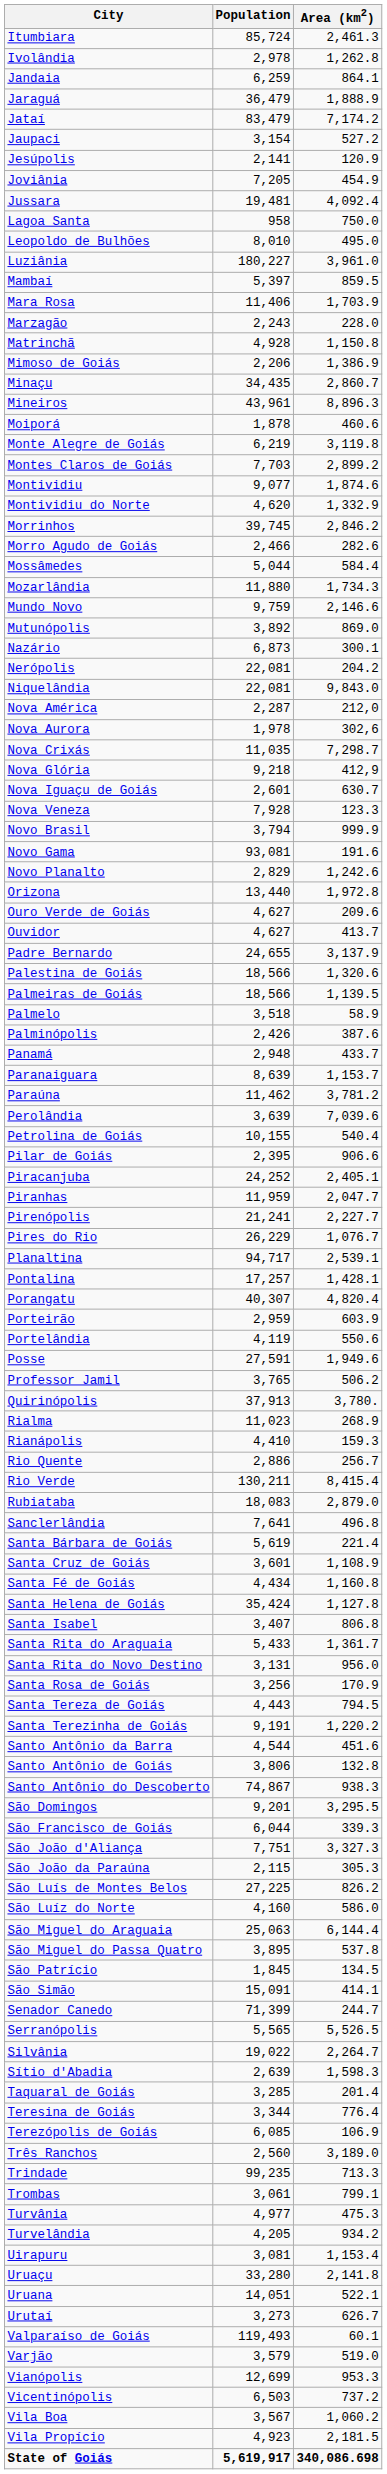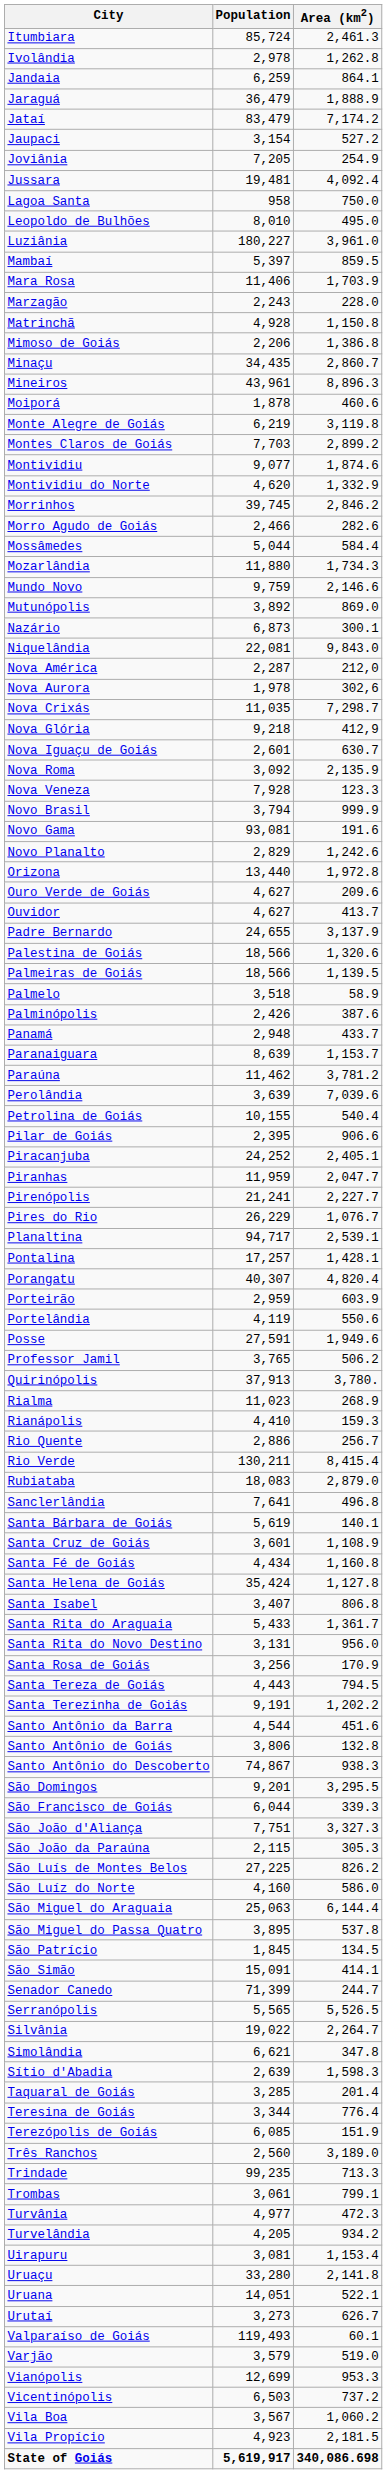- row: (41, 160)
(360, 181) 454.9 -> (360, 160) 254.9
(353, 364) 1,386.9 -> (353, 343) 1,386.8
- row: (41, 669)
+ row: (41, 770)
(360, 1543) 221.4 -> (360, 1523) 140.1
(353, 1726) 1,220.2 -> (353, 1706) 1,202.2
+ row: (45, 2052)
(360, 2133) 106.9 -> (360, 2133) 151.9
(360, 2215) 475.3 -> (360, 2215) 472.3
